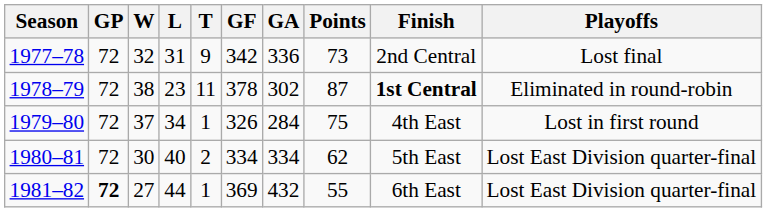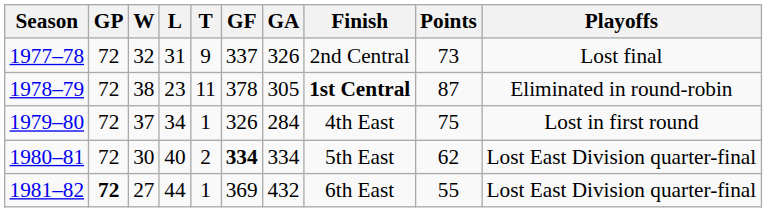columns swapped: (338, 21) <-> (426, 21)
(242, 55) 342 -> (242, 55) 337
(283, 55) 336 -> (283, 55) 326
(283, 88) 302 -> (283, 88) 305
(242, 156) normal -> (242, 156) bold
